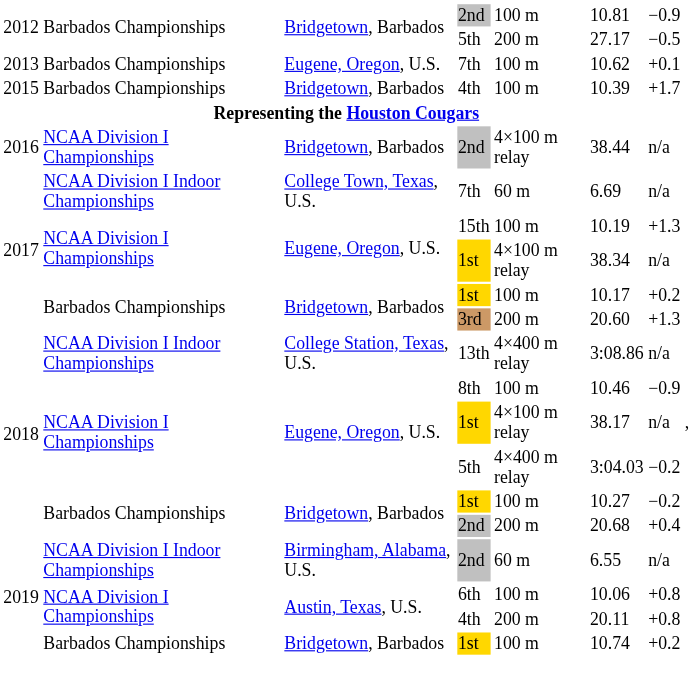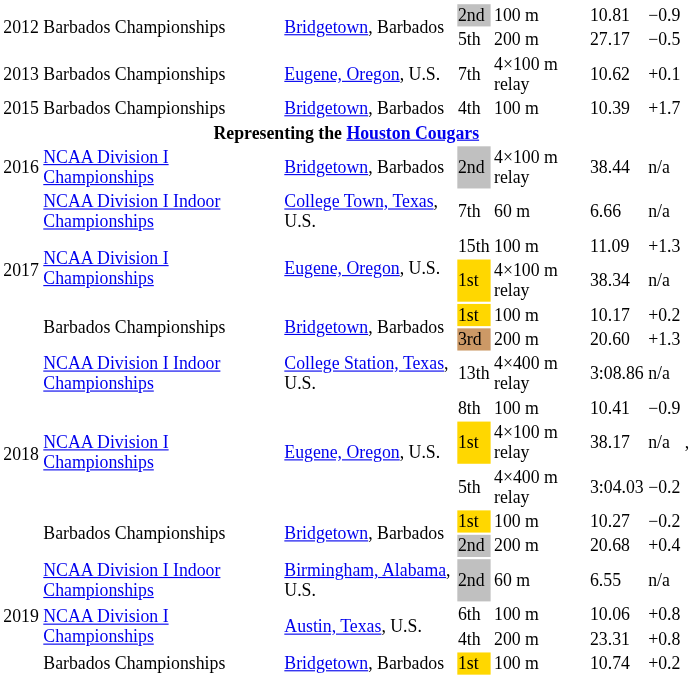(516, 64) 100 m -> (526, 74) 4×100 m relay
(606, 191) 6.69 -> (606, 211) 6.66
(610, 226) 10.19 -> (610, 246) 11.09
(610, 388) 10.46 -> (610, 408) 10.41
(610, 619) 20.11 -> (610, 639) 23.31
